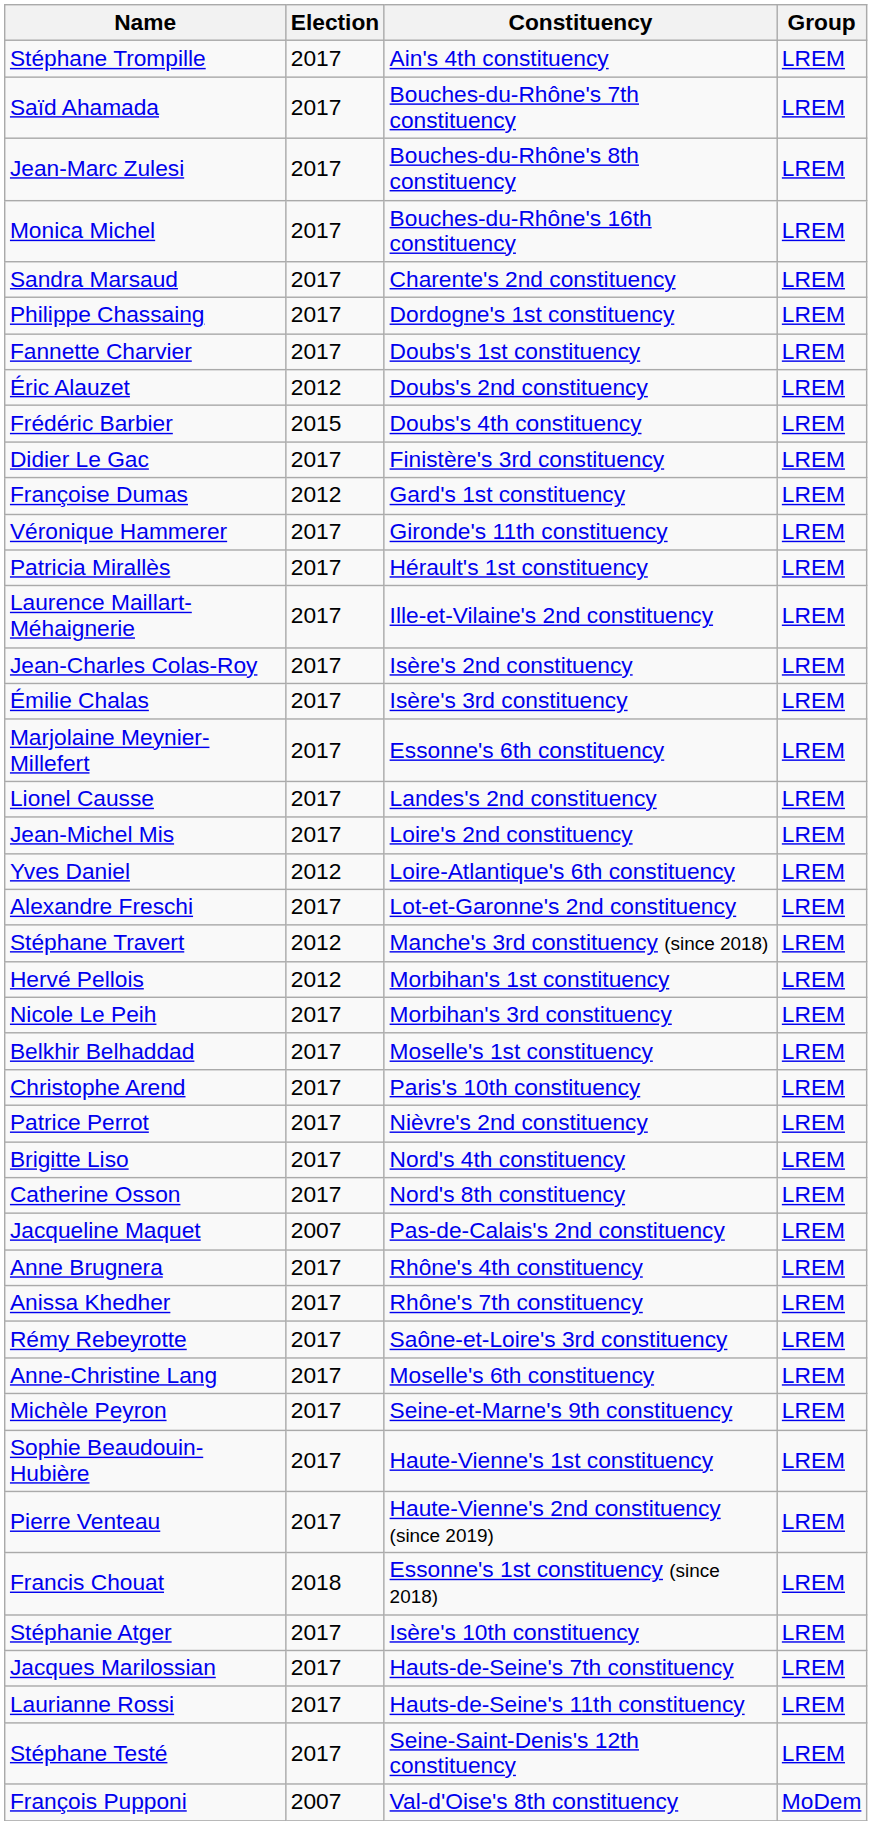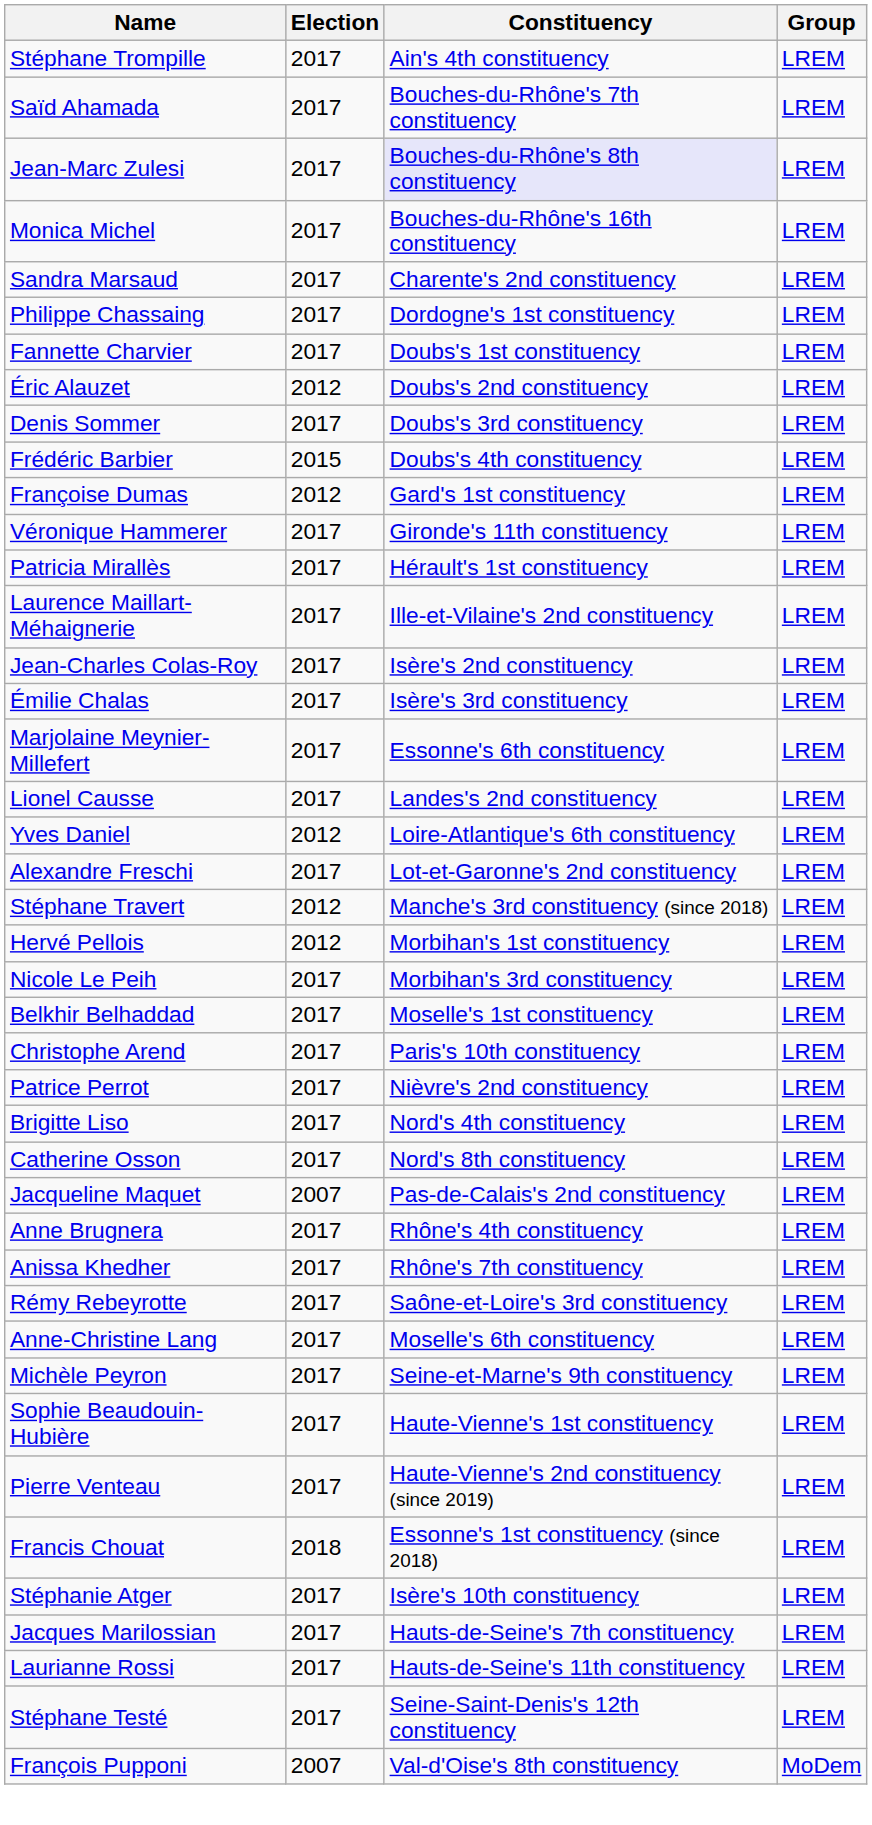(514, 168) no background -> (514, 168) lavender background
+ row: (85, 423)
- row: (79, 459)
- row: (92, 834)
